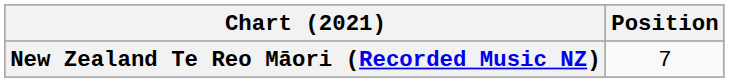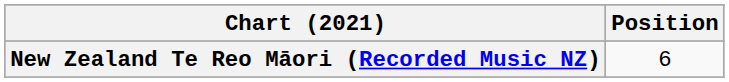(665, 60) 7 -> (665, 60) 6
